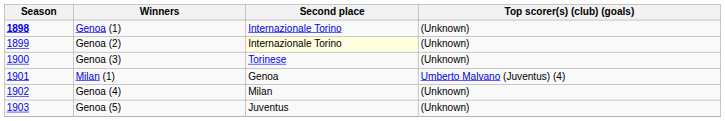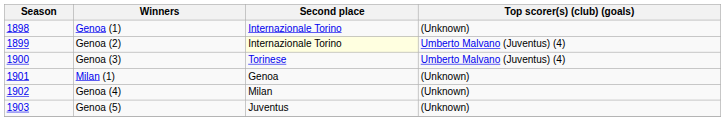(18, 28) bold -> (18, 28) normal
(445, 44) (Unknown) -> (493, 44) Umberto Malvano (Juventus) (4)
(445, 60) (Unknown) -> (493, 60) Umberto Malvano (Juventus) (4)
(493, 76) Umberto Malvano (Juventus) (4) -> (445, 76) (Unknown)
